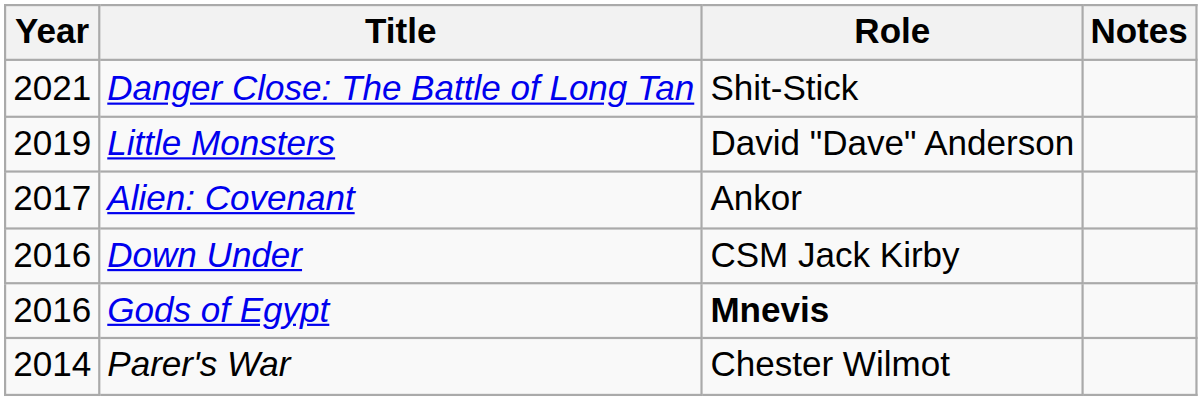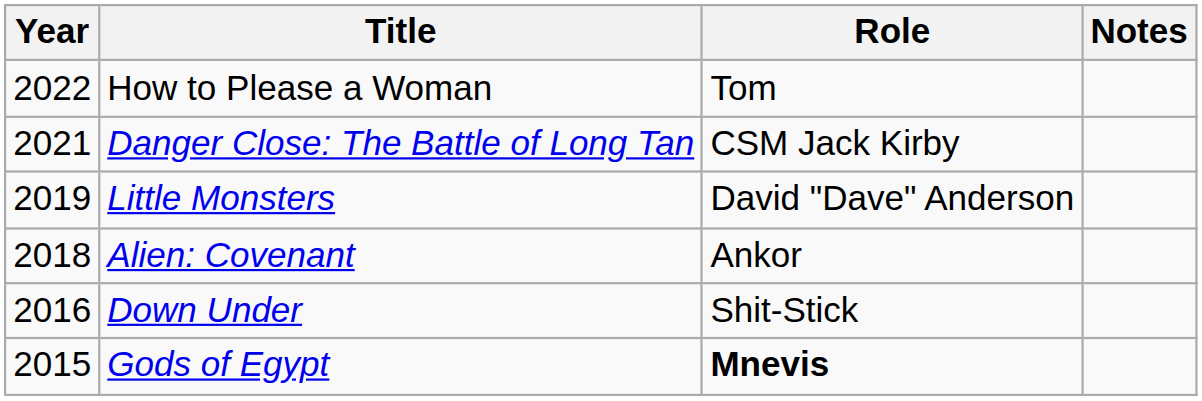+ row: (300, 87)
(784, 87) Shit-Stick -> (835, 143) CSM Jack Kirby
(52, 198) 2017 -> (52, 254) 2018
(835, 254) CSM Jack Kirby -> (784, 310) Shit-Stick
(52, 310) 2016 -> (52, 365) 2015
- row: (199, 365)
